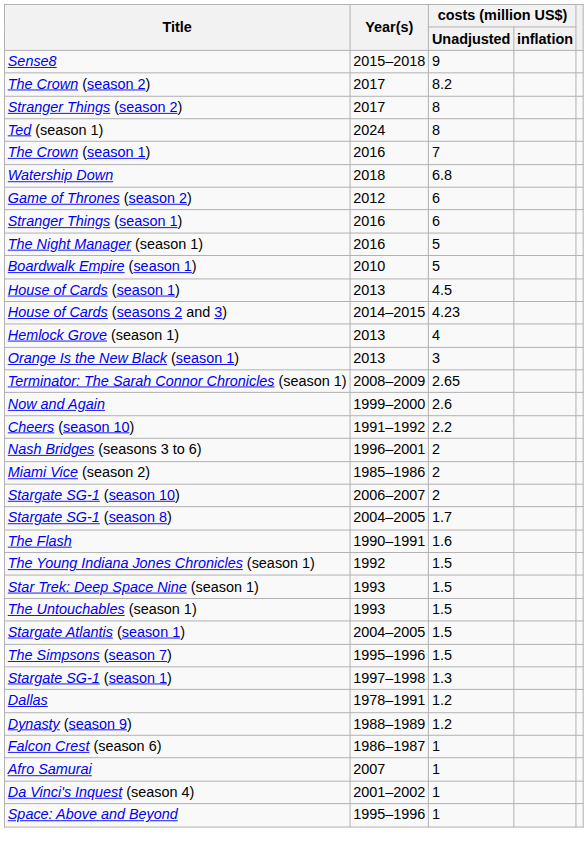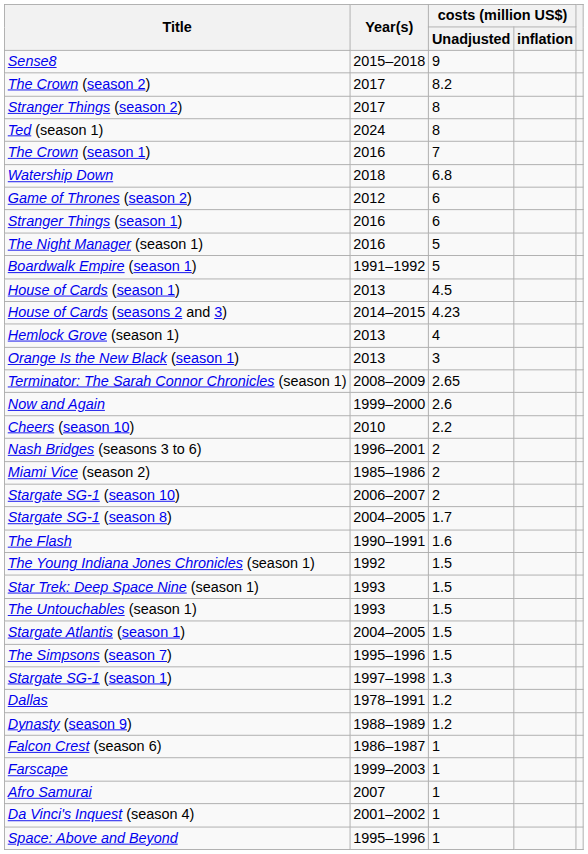(369, 267) 2010 -> (389, 267) 1991–1992
(389, 426) 1991–1992 -> (369, 426) 2010
+ row: (38, 769)
